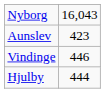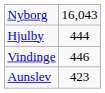rows swapped: (26, 77) <-> (29, 35)
